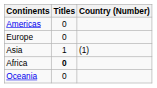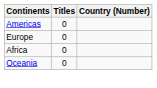- row: (14, 50)
(64, 63) bold -> (64, 50) normal
